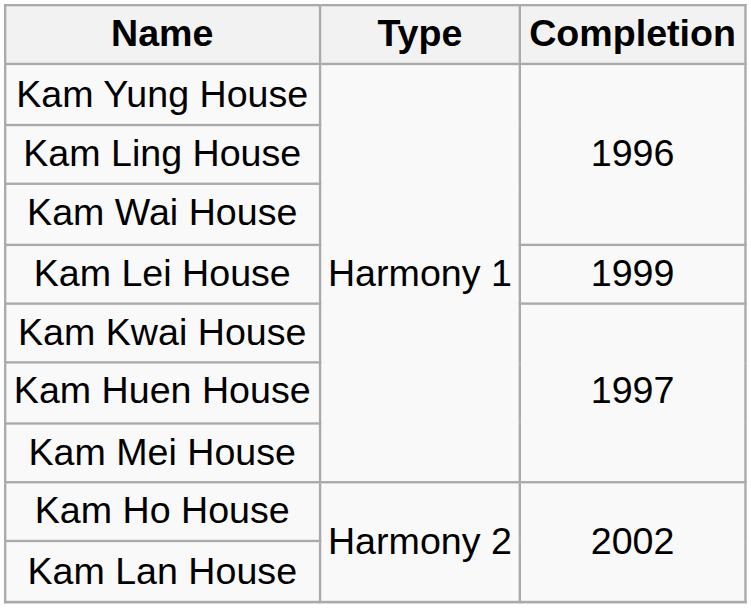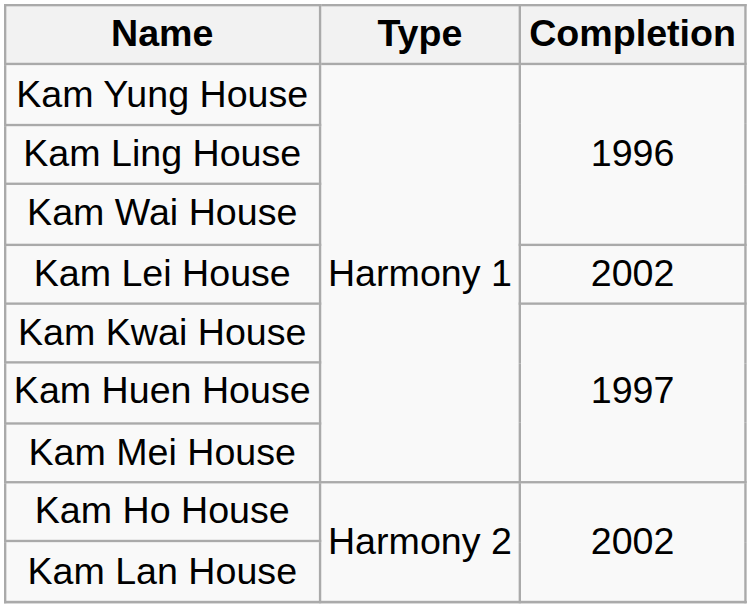(633, 272) 1999 -> (633, 272) 2002
